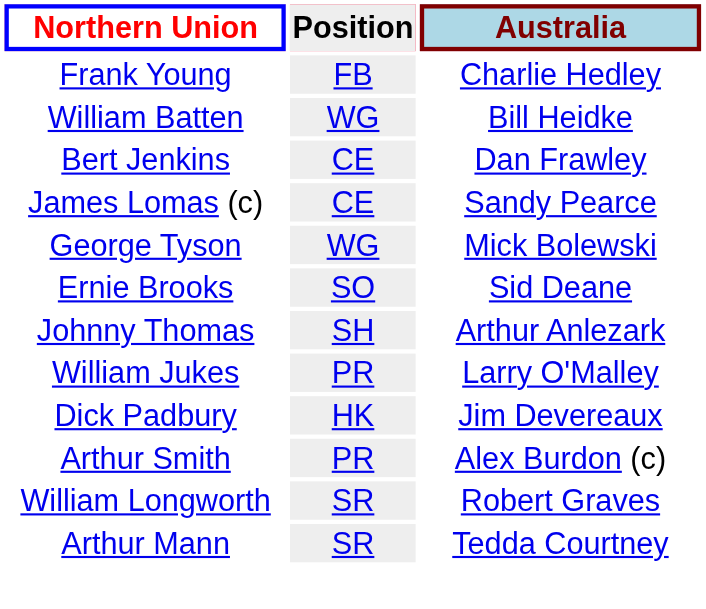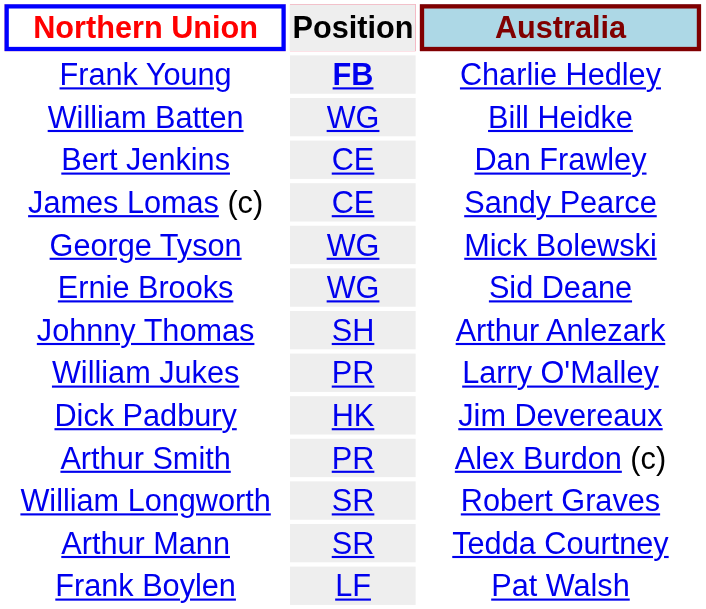(353, 75) normal -> (353, 75) bold
(353, 288) SO -> (353, 288) WG
+ row: (146, 586)
